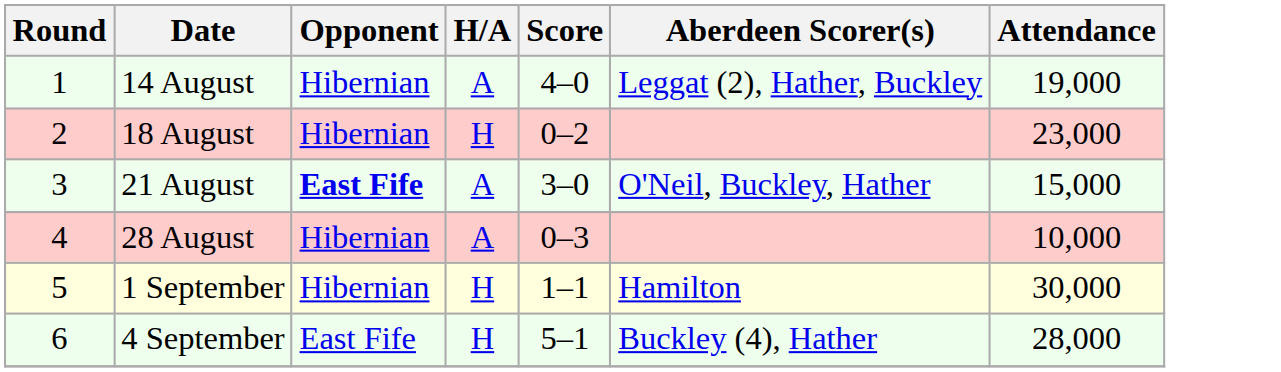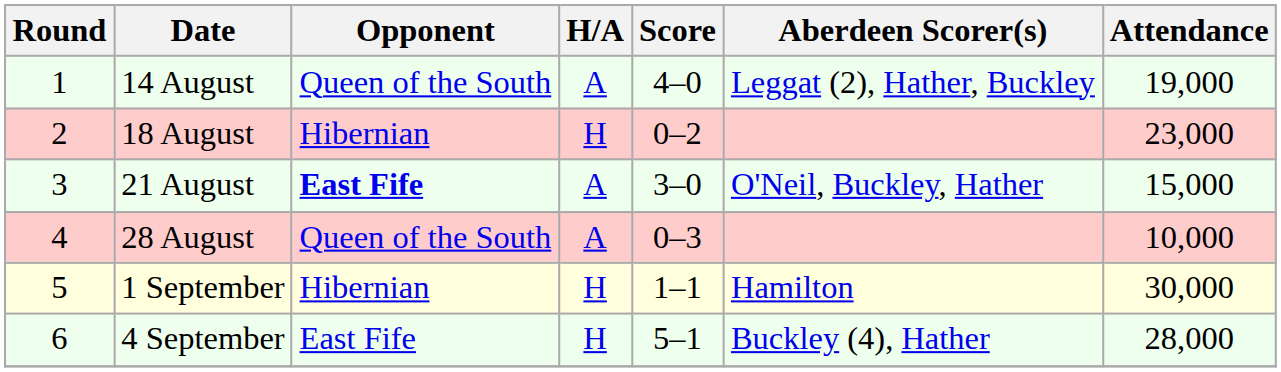(365, 81) Hibernian -> (425, 81) Queen of the South
(365, 236) Hibernian -> (425, 236) Queen of the South
